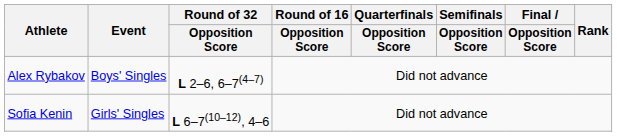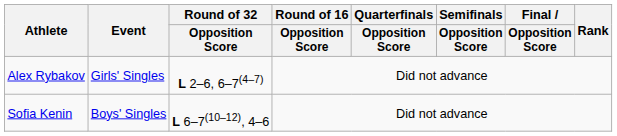(129, 76) Boys' Singles -> (128, 76) Girls' Singles
(128, 113) Girls' Singles -> (129, 113) Boys' Singles
